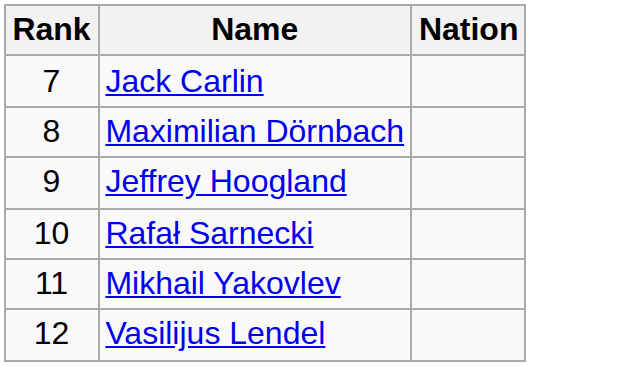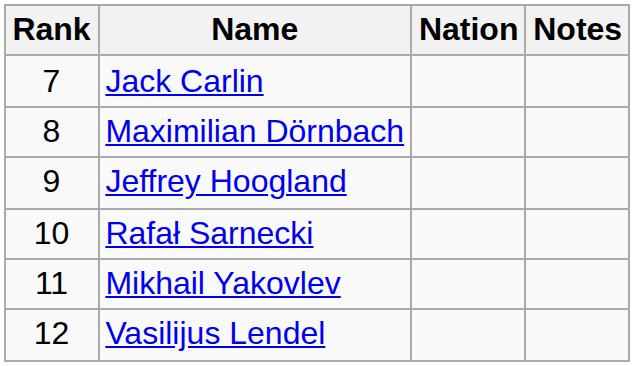+ column: (578, 29)
